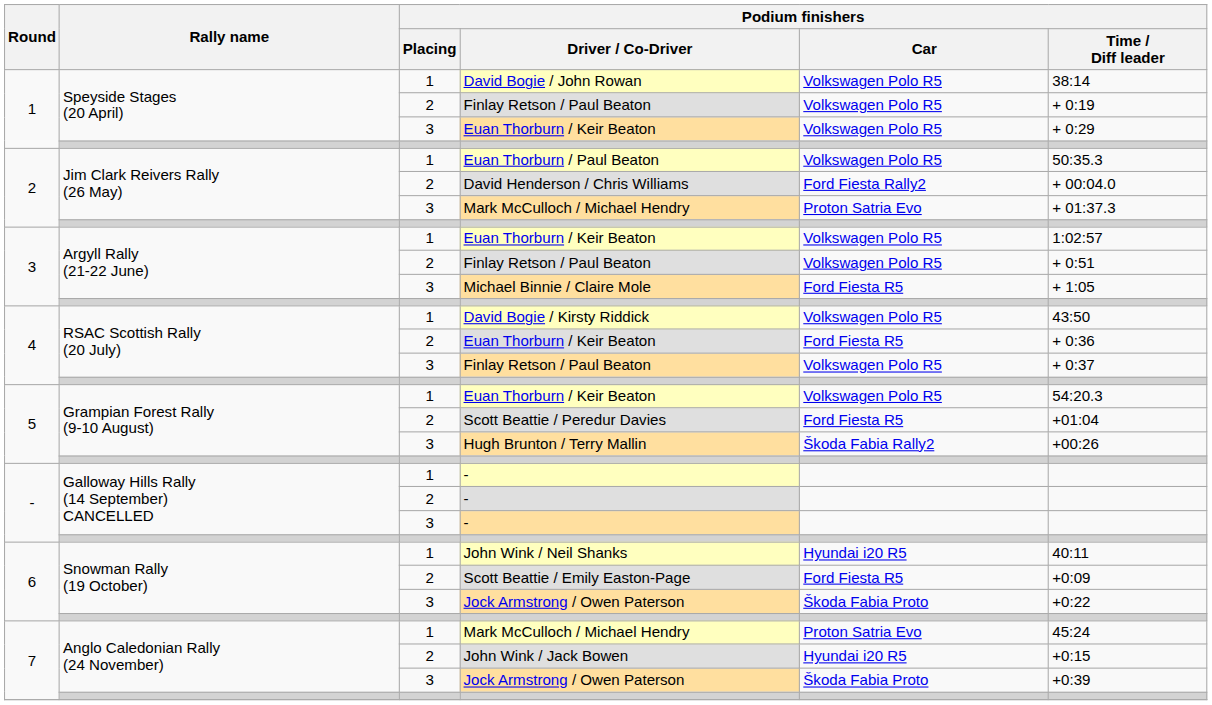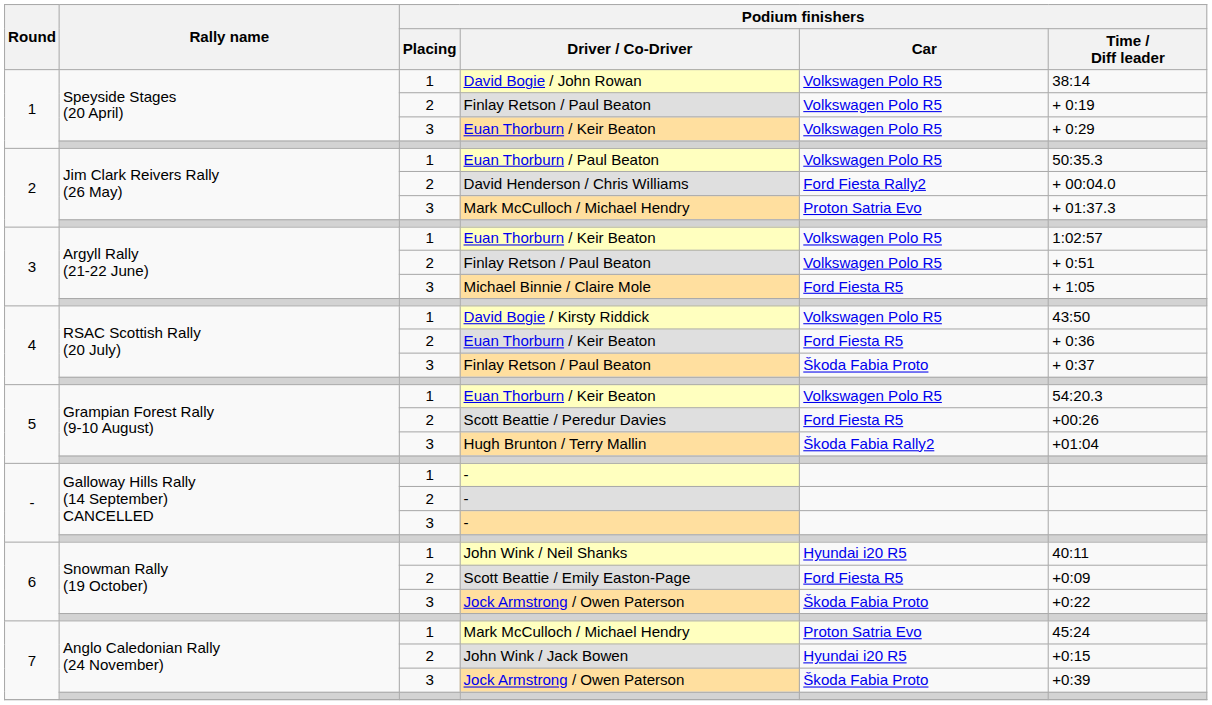(873, 365) Volkswagen Polo R5 -> (866, 365) Škoda Fabia Proto
(1076, 420) +01:04 -> (1076, 420) +00:26
(1076, 444) +00:26 -> (1076, 444) +01:04
